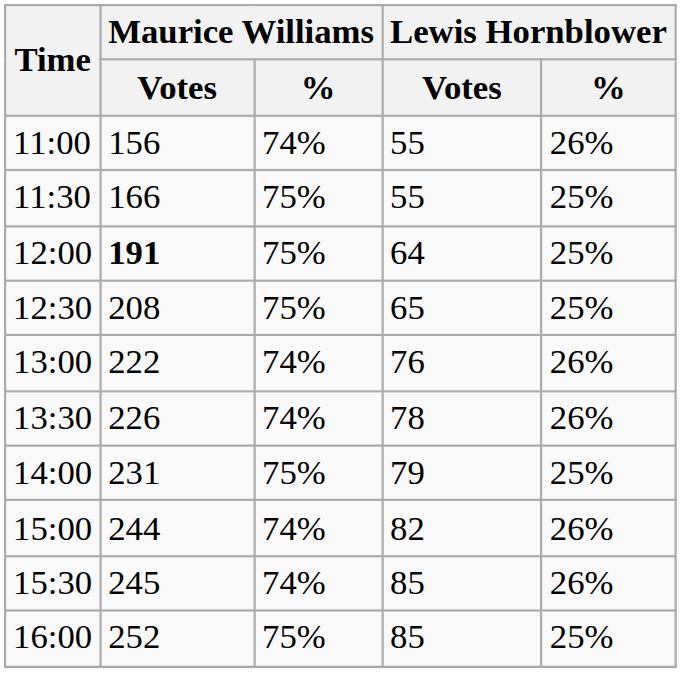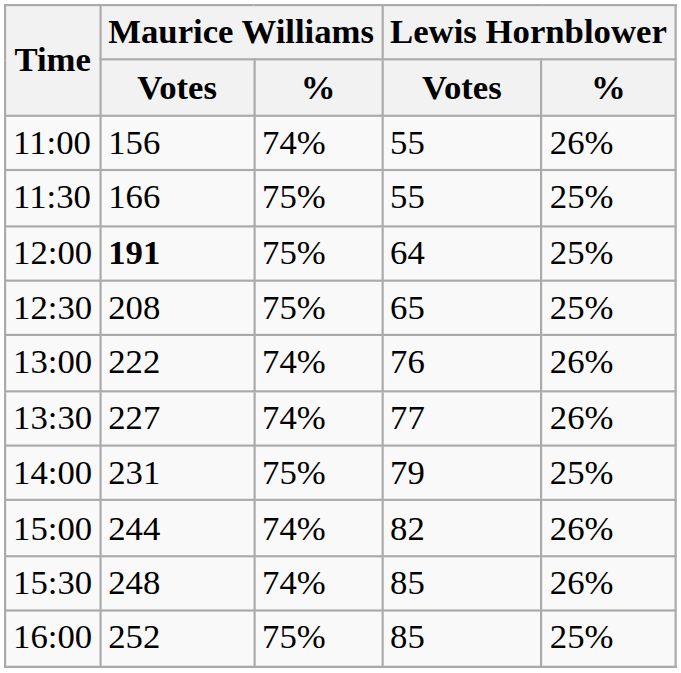(134, 417) 226 -> (134, 417) 227
(407, 417) 78 -> (407, 417) 77
(134, 582) 245 -> (134, 582) 248
